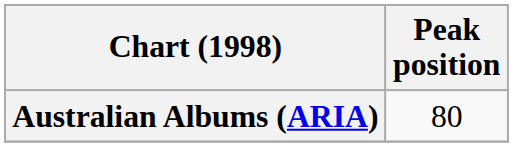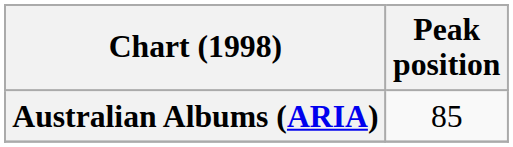(447, 115) 80 -> (447, 115) 85
